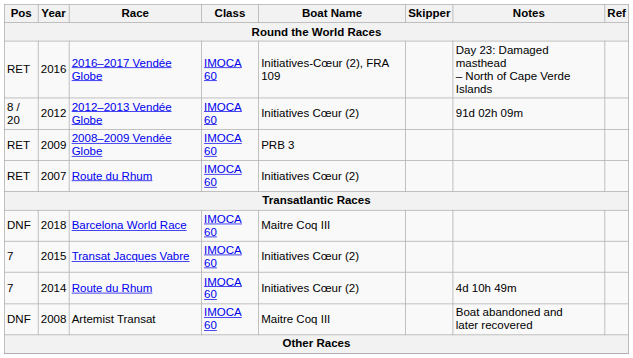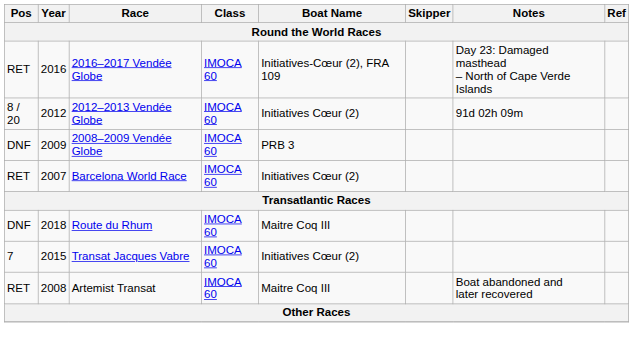(19, 145) RET -> (19, 145) DNF
(112, 176) Route du Rhum -> (129, 176) Barcelona World Race
(129, 225) Barcelona World Race -> (112, 225) Route du Rhum
- row: (54, 288)
(19, 319) DNF -> (19, 288) RET
